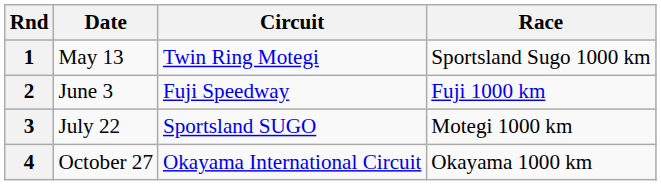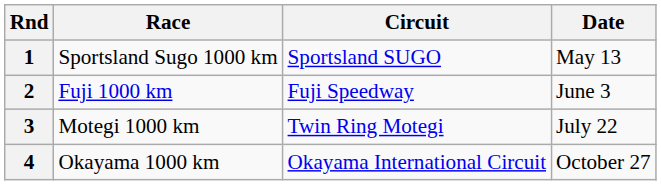columns swapped: (541, 22) <-> (106, 22)
(241, 57) Twin Ring Motegi -> (364, 57) Sportsland SUGO
(240, 127) Sportsland SUGO -> (366, 127) Twin Ring Motegi
